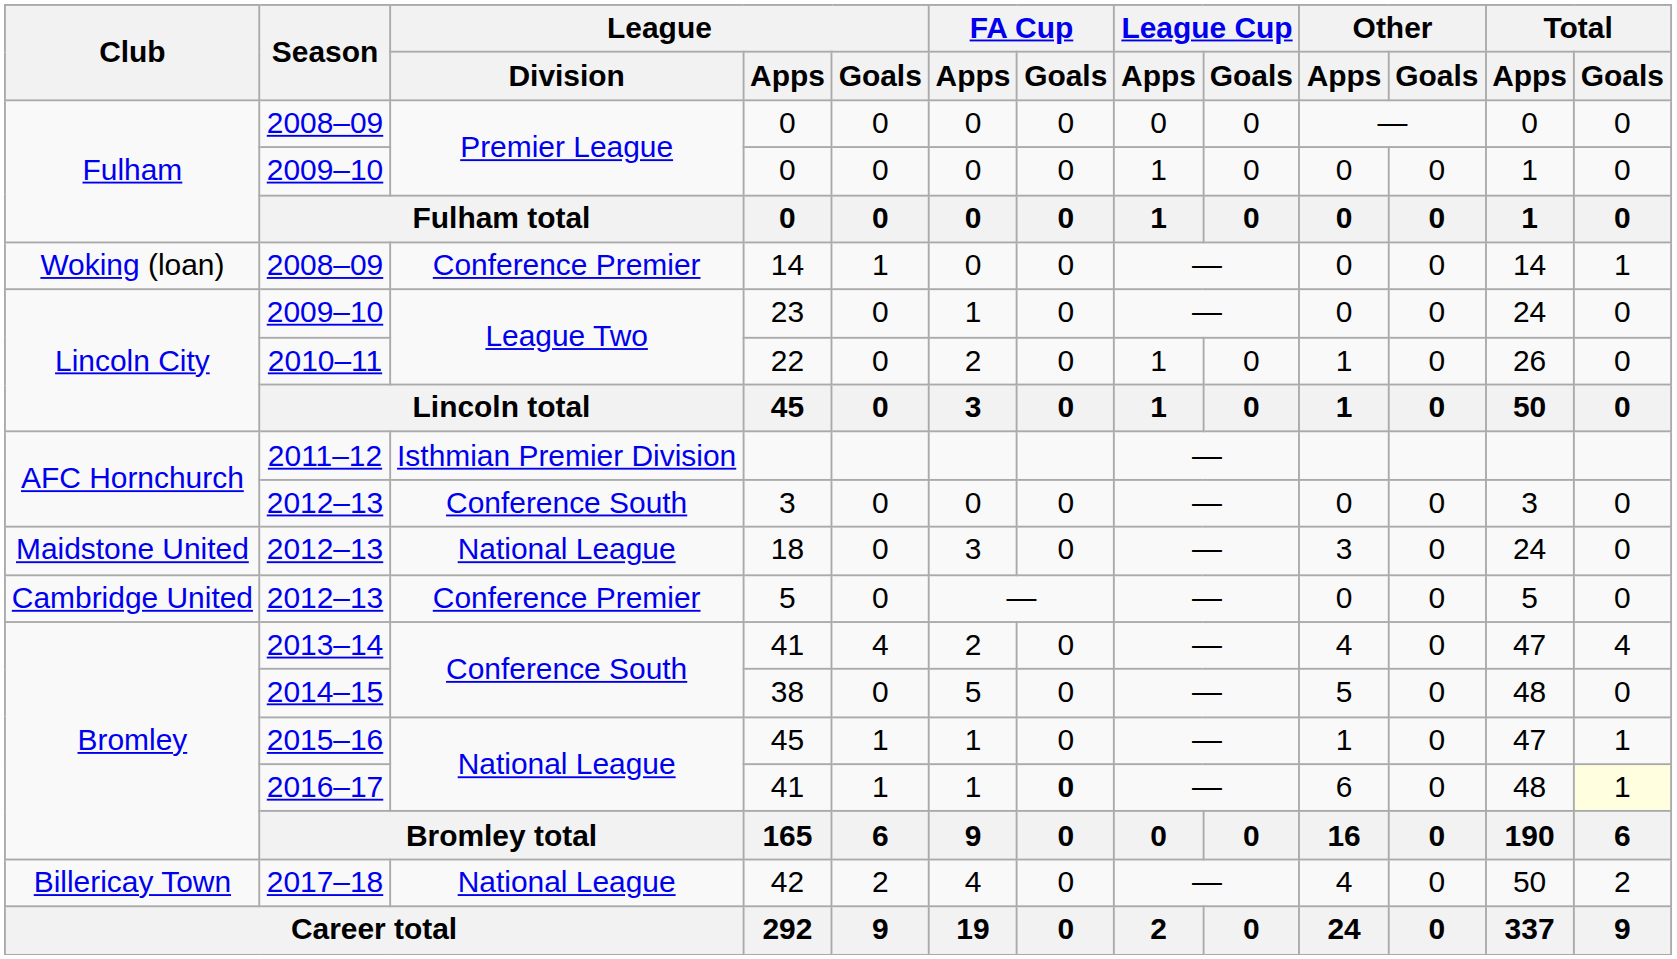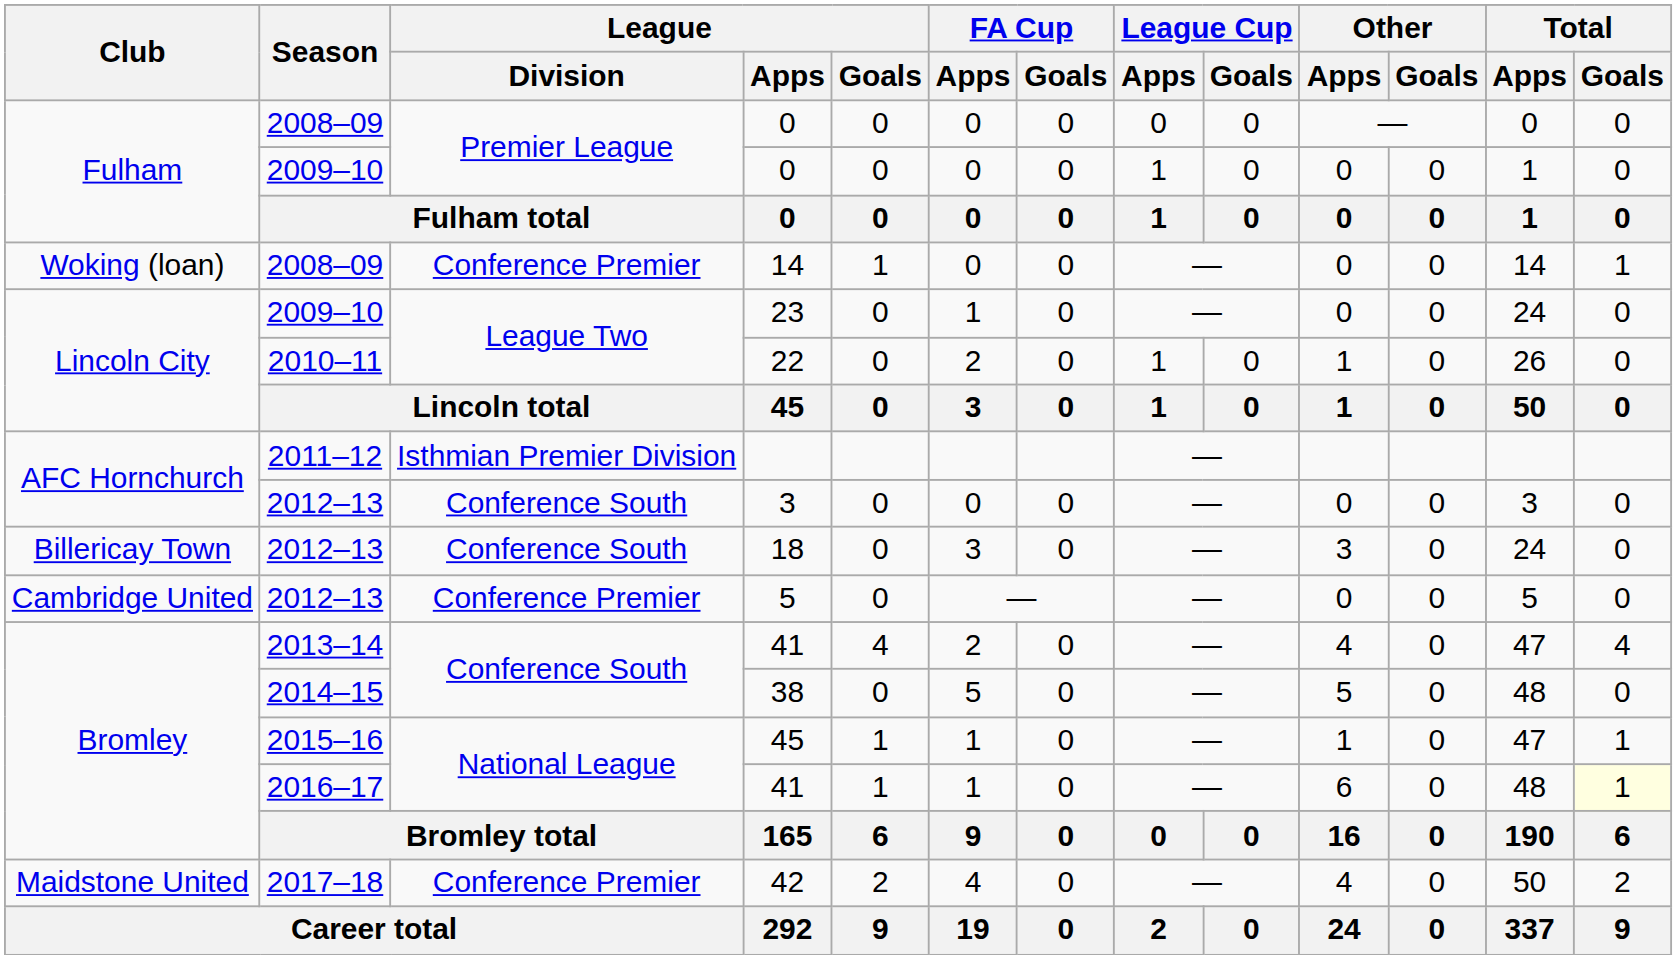(132, 550) Maidstone United -> (132, 550) Billericay Town
(567, 550) National League -> (567, 550) Conference South
(1066, 787) bold -> (1066, 787) normal
(132, 882) Billericay Town -> (132, 882) Maidstone United
(567, 882) National League -> (567, 882) Conference Premier
